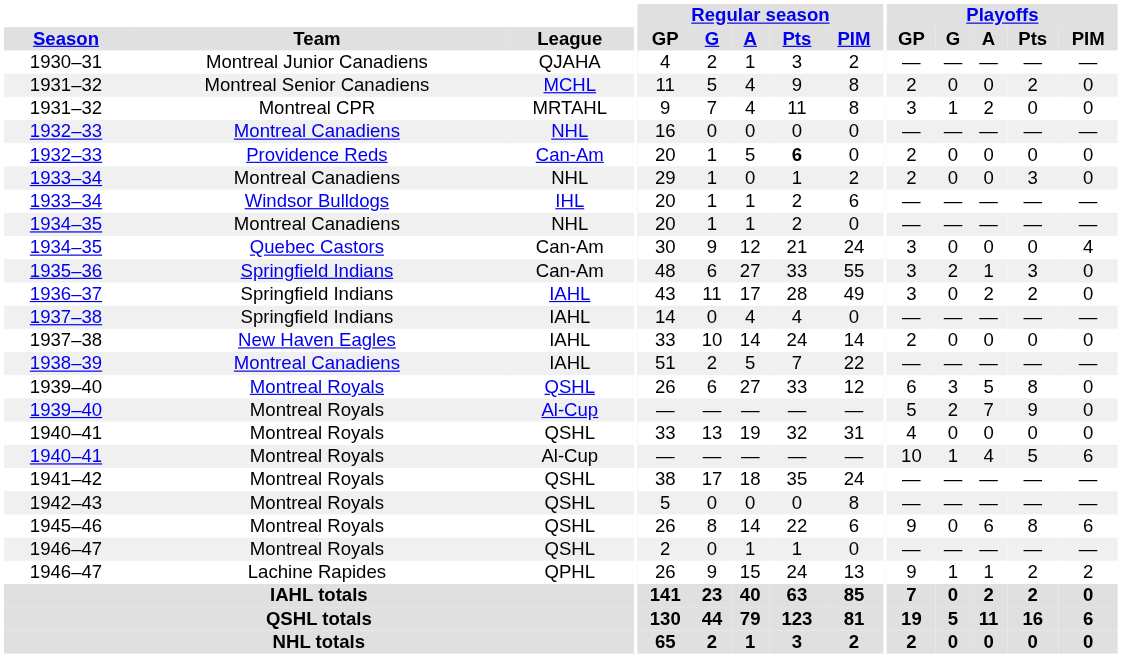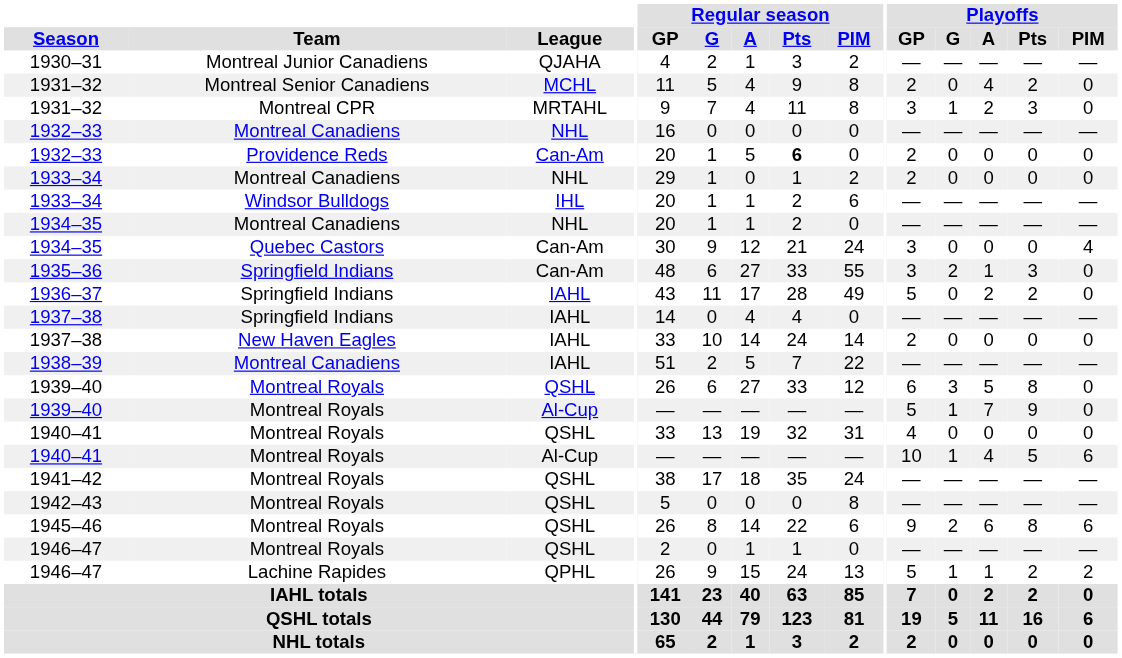(989, 85) 0 -> (989, 85) 4
(1033, 108) 0 -> (1033, 108) 3
(1033, 177) 3 -> (1033, 177) 0
(911, 293) 3 -> (911, 293) 5
(953, 409) 2 -> (953, 409) 1
(953, 525) 0 -> (953, 525) 2
(911, 572) 9 -> (911, 572) 5
